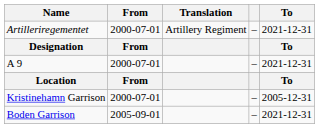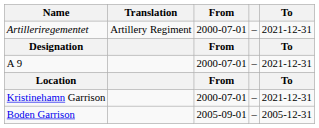columns swapped: (206, 13) <-> (135, 13)
(287, 98) 2005-12-31 -> (287, 98) 2021-12-31
(287, 115) 2021-12-31 -> (287, 115) 2005-12-31
